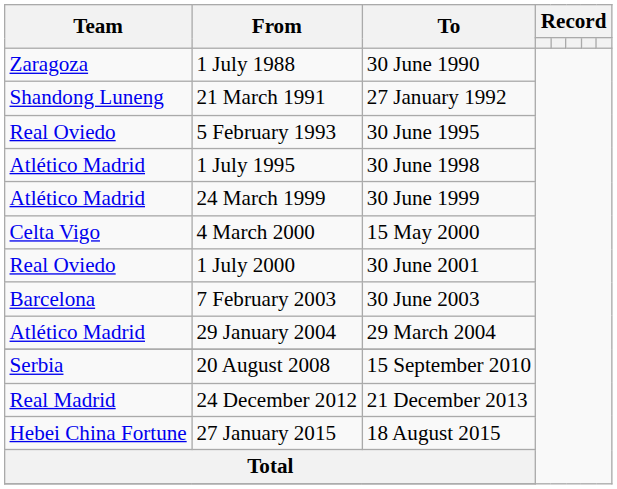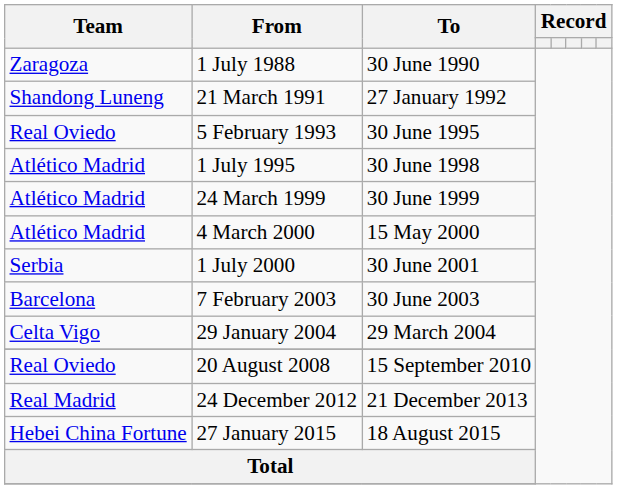(55, 231) Celta Vigo -> (77, 231) Atlético Madrid
(63, 265) Real Oviedo -> (37, 265) Serbia
(77, 332) Atlético Madrid -> (55, 332) Celta Vigo
(37, 365) Serbia -> (63, 365) Real Oviedo
